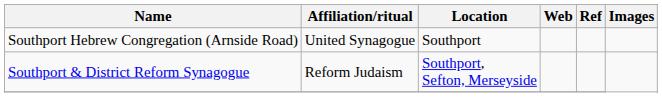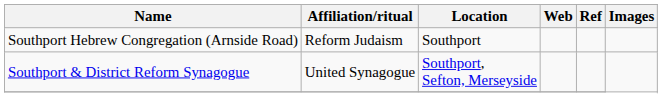(360, 39) United Synagogue -> (354, 39) Reform Judaism
(354, 71) Reform Judaism -> (360, 71) United Synagogue
